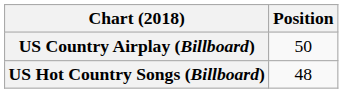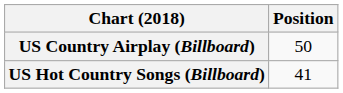(303, 74) 48 -> (303, 74) 41
